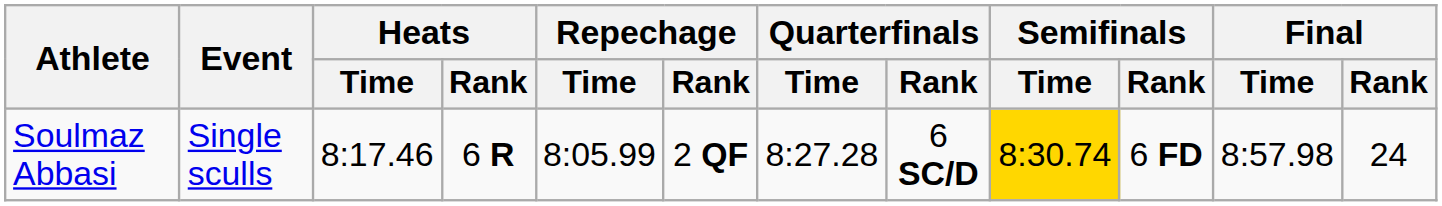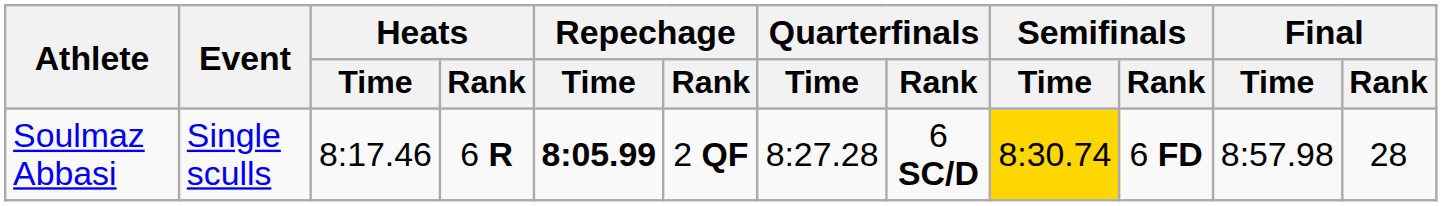(599, 155) normal -> (599, 155) bold
(1388, 155) 24 -> (1388, 155) 28
